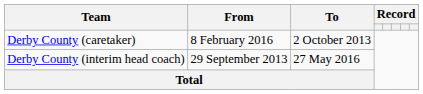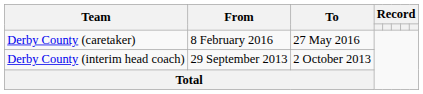(332, 39) 2 October 2013 -> (327, 39) 27 May 2016
(327, 59) 27 May 2016 -> (332, 59) 2 October 2013
